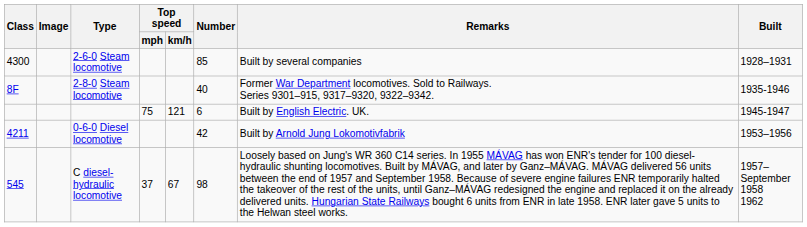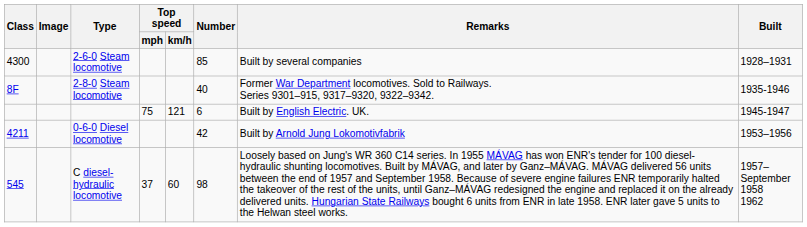(173, 184) 67 -> (173, 184) 60
